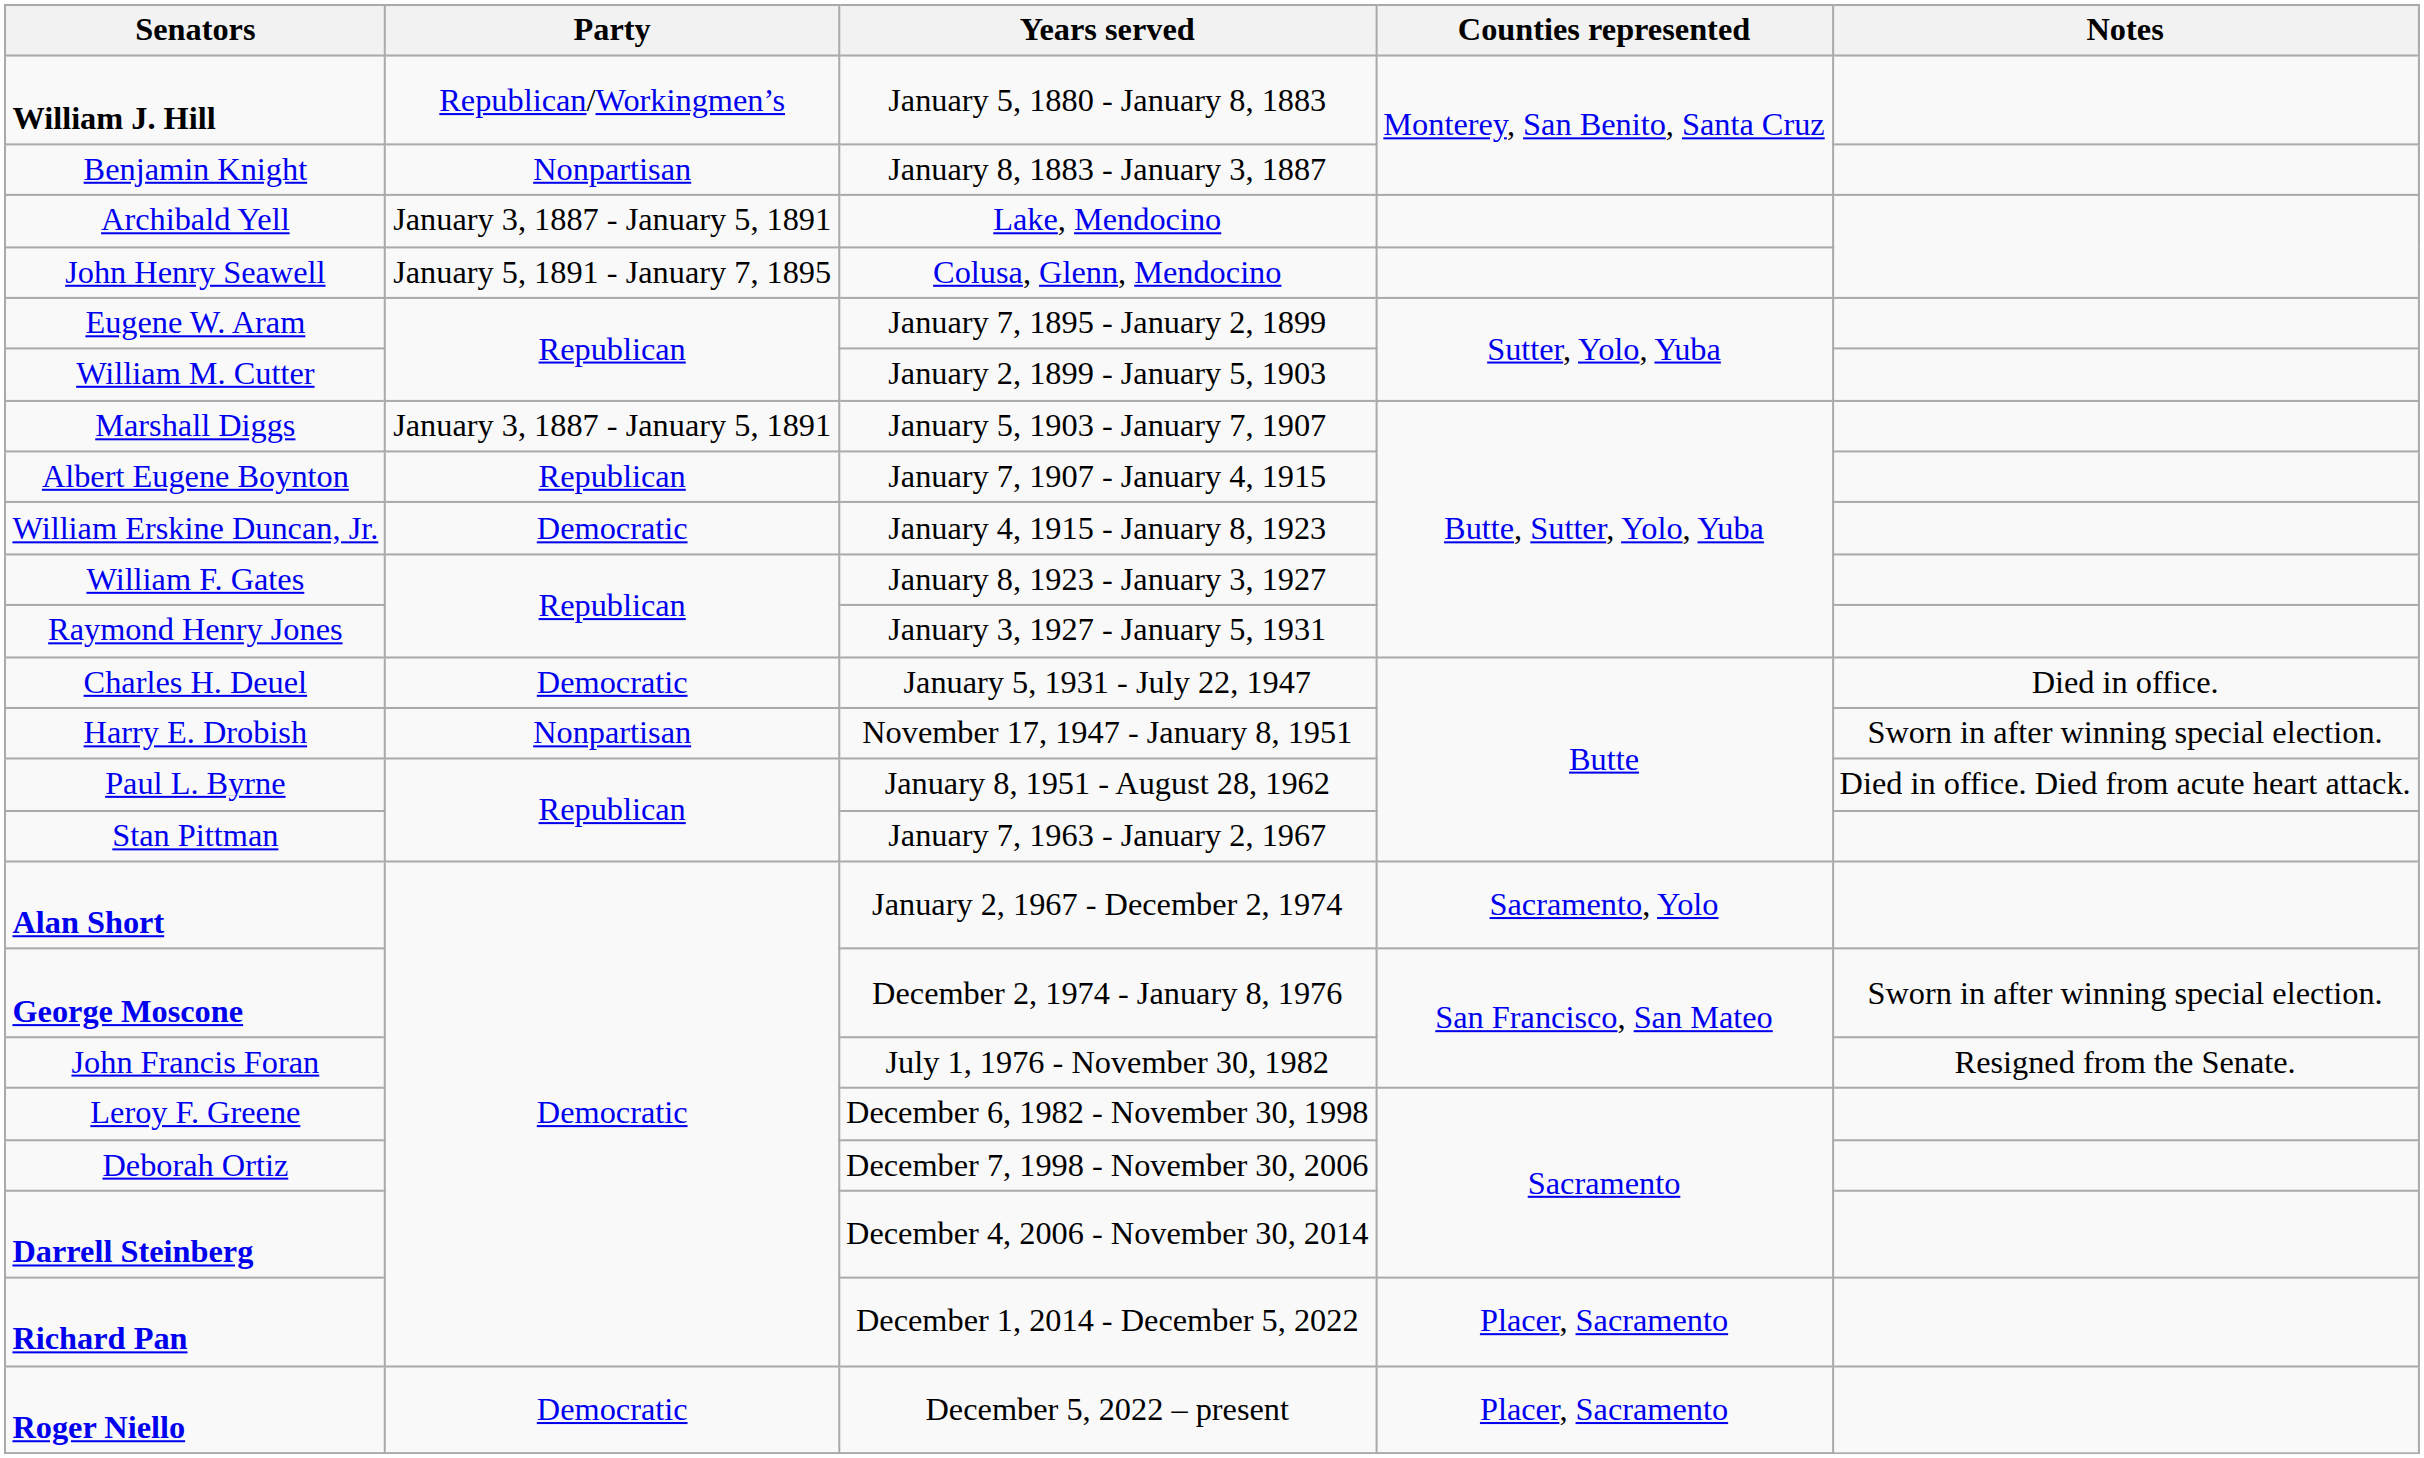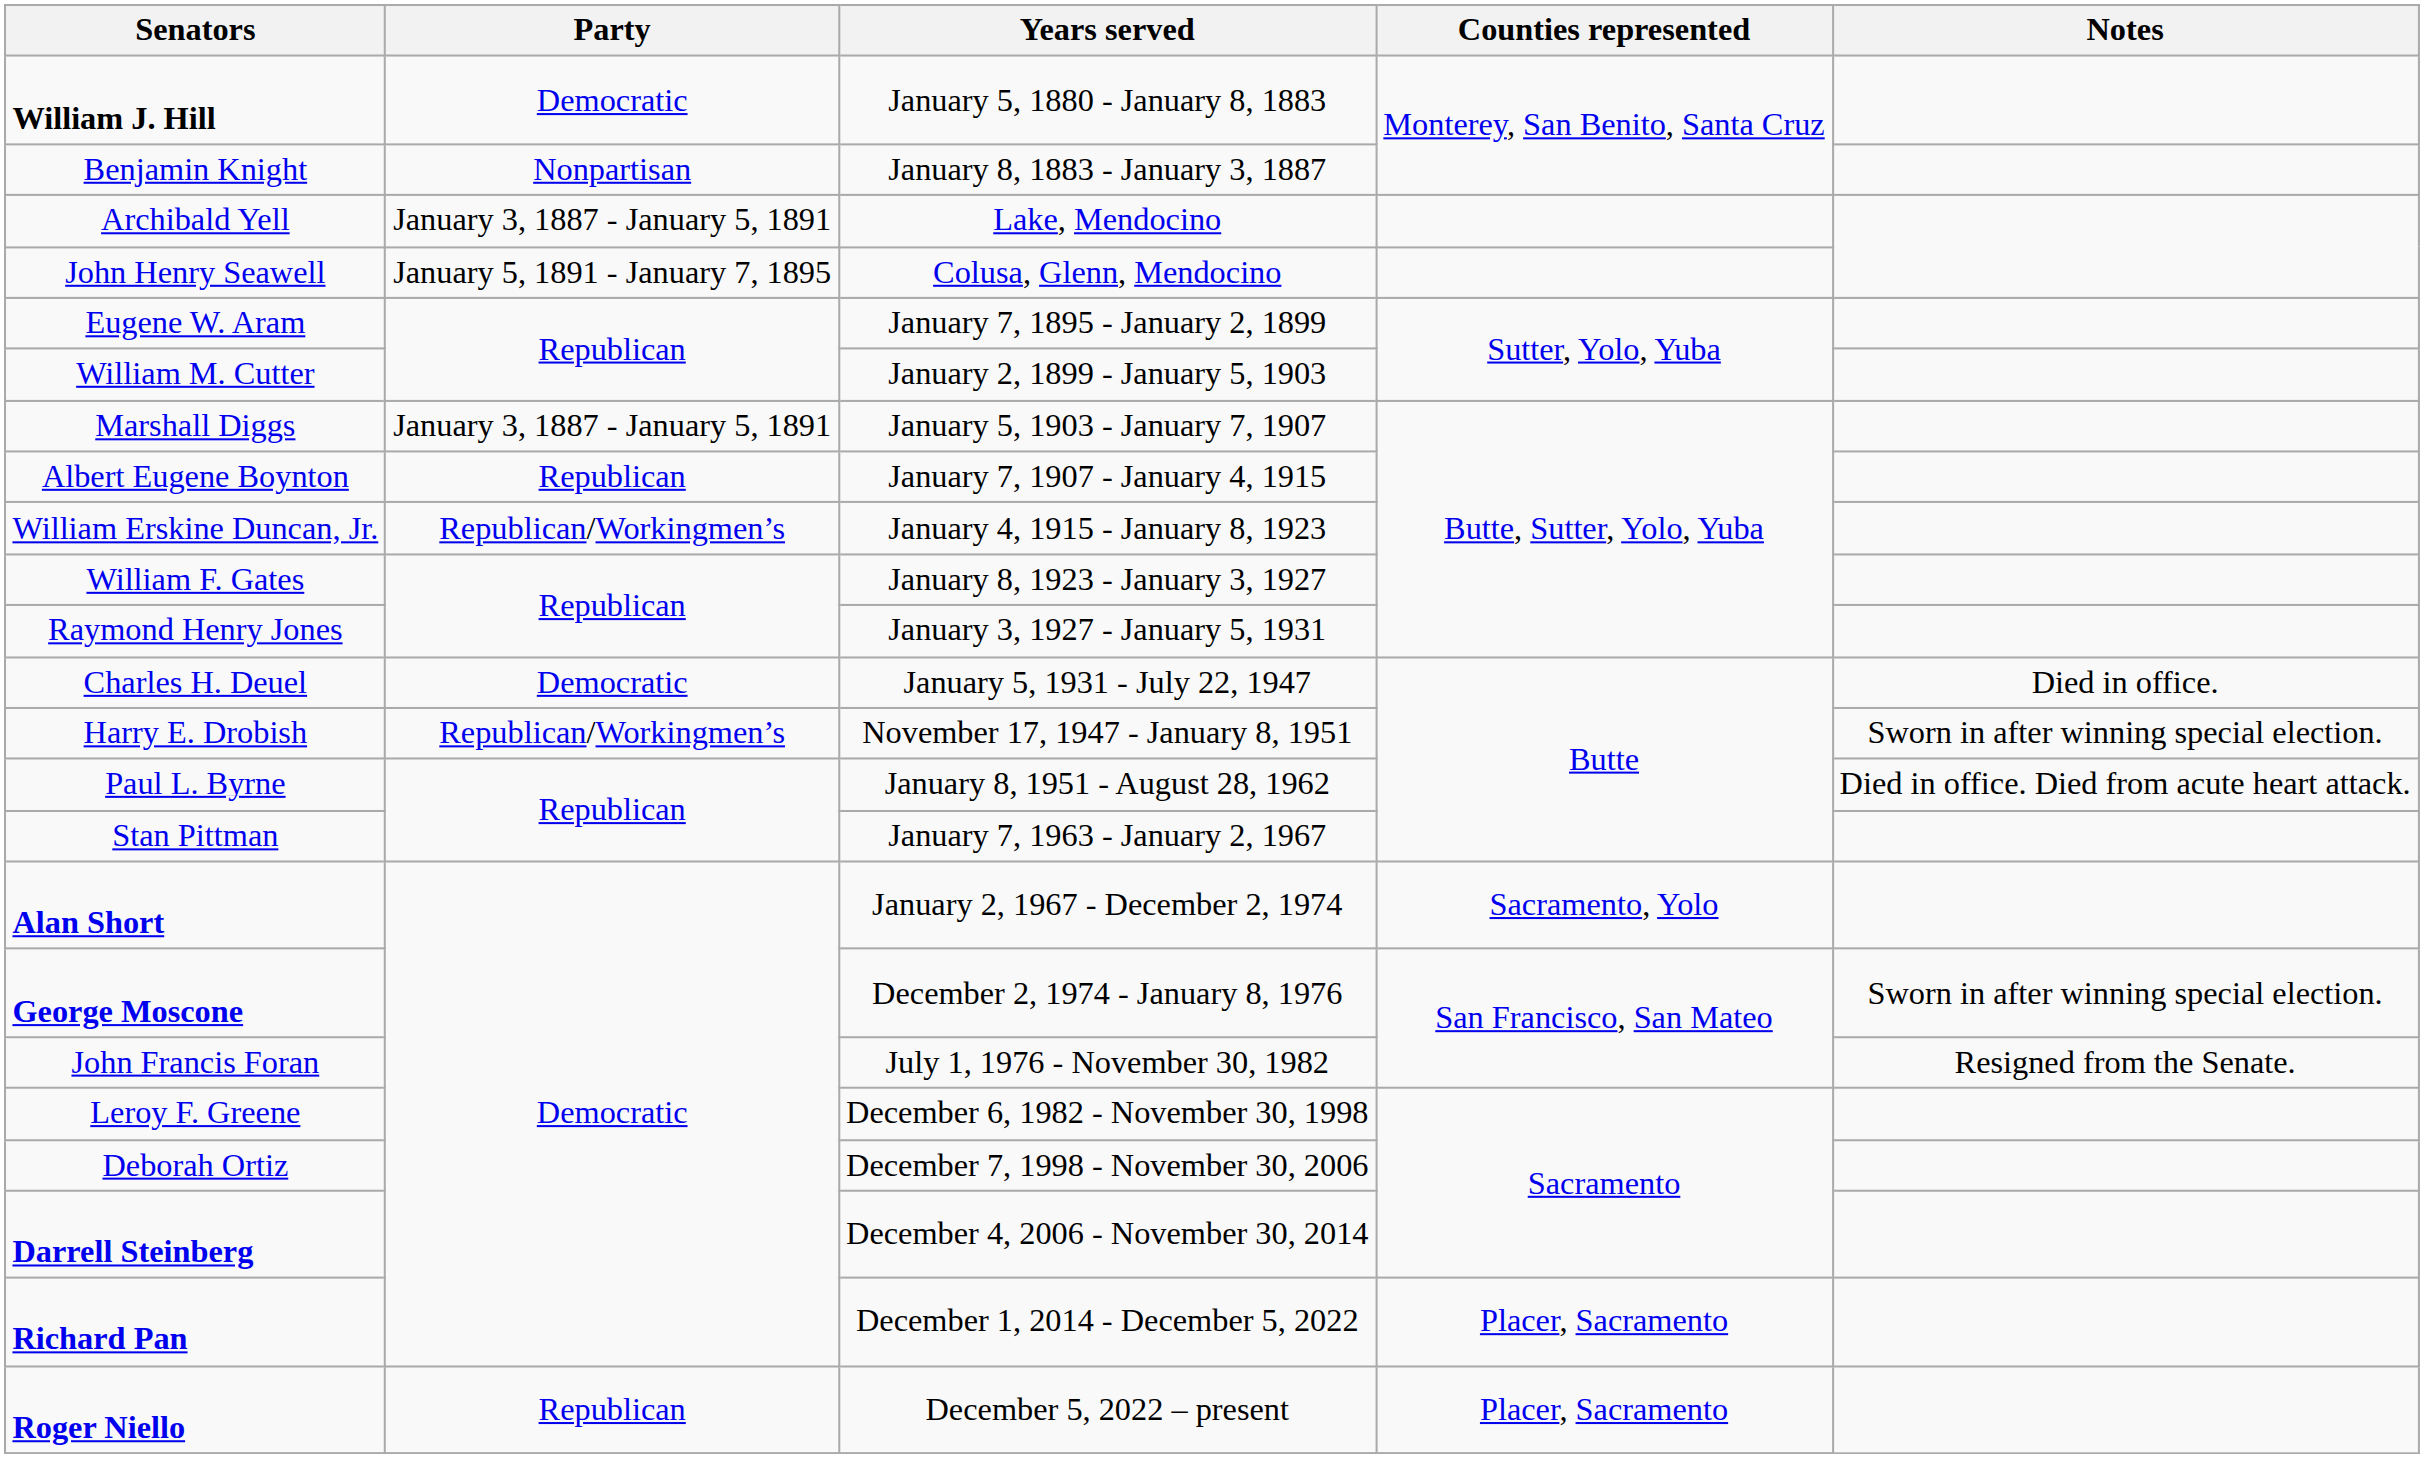(612, 99) Republican/Workingmen’s -> (612, 99) Democratic
(612, 527) Democratic -> (612, 527) Republican/Workingmen’s
(612, 732) Nonpartisan -> (612, 732) Republican/Workingmen’s
(612, 1409) Democratic -> (612, 1409) Republican
